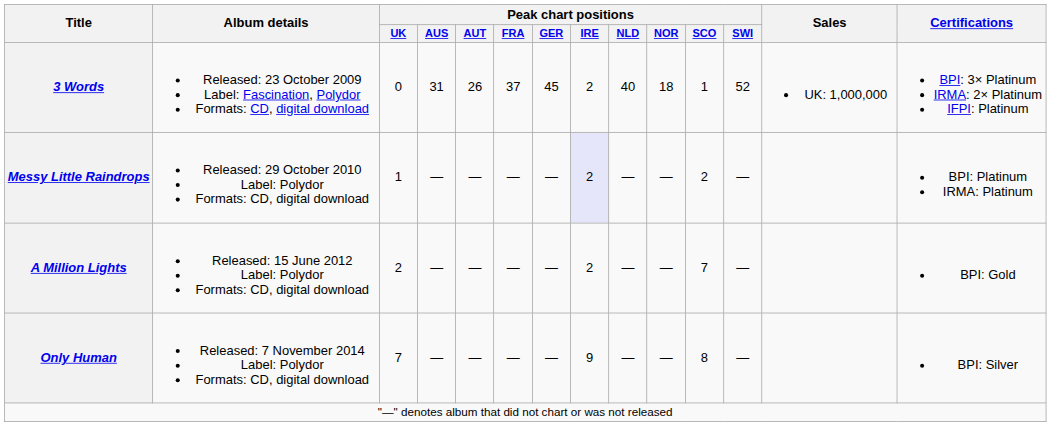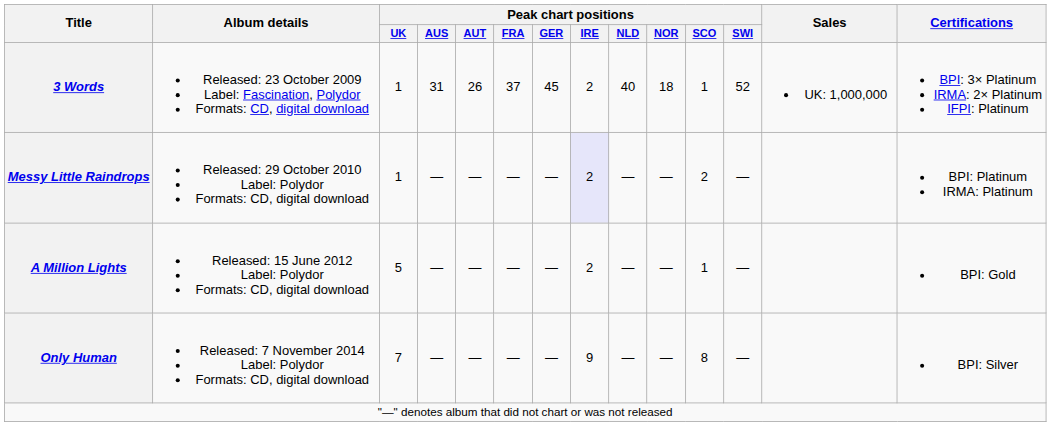(398, 87) 0 -> (398, 87) 1
(398, 267) 2 -> (398, 267) 5
(704, 267) 7 -> (704, 267) 1
